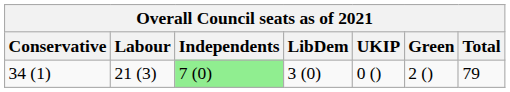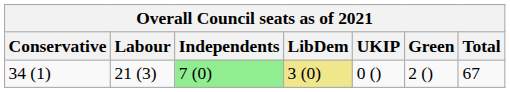(304, 73) no background -> (304, 73) khaki background
(471, 73) 79 -> (471, 73) 67
